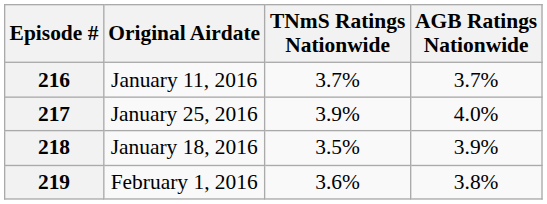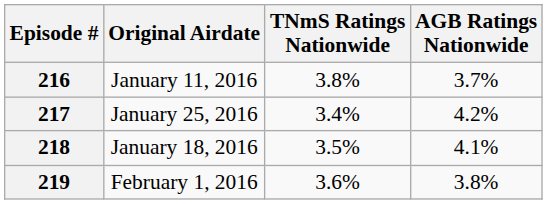(338, 79) 3.7% -> (338, 79) 3.8%
(338, 113) 3.9% -> (338, 113) 3.4%
(476, 113) 4.0% -> (476, 113) 4.2%
(476, 147) 3.9% -> (476, 147) 4.1%
